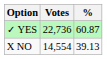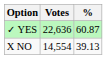(57, 29) 22,736 -> (57, 29) 22,636
